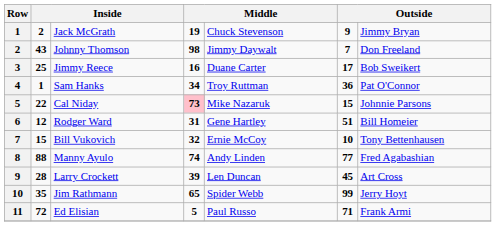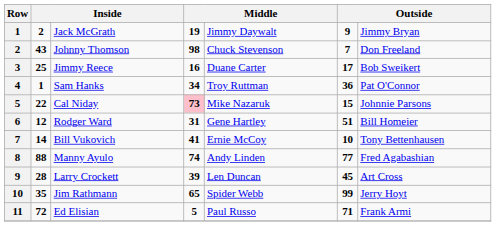(245, 31) Chuck Stevenson -> (242, 31) Jimmy Daywalt
(242, 50) Jimmy Daywalt -> (245, 50) Chuck Stevenson
(41, 140) 15 -> (41, 140) 14
(194, 140) 32 -> (194, 140) 41
